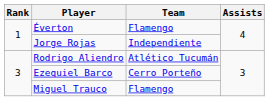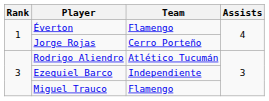(165, 42) Independiente -> (165, 42) Cerro Porteño
(165, 73) Cerro Porteño -> (165, 73) Independiente
